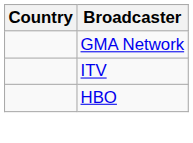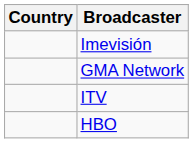+ row: (116, 44)
